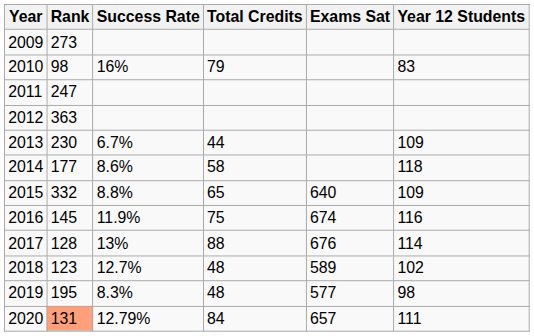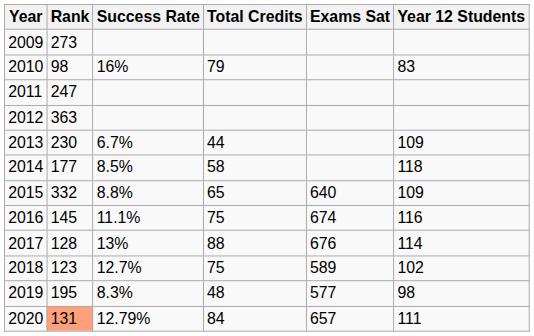(115, 167) 8.6% -> (115, 167) 8.5%
(119, 218) 11.9% -> (119, 218) 11.1%
(216, 268) 48 -> (216, 268) 75
